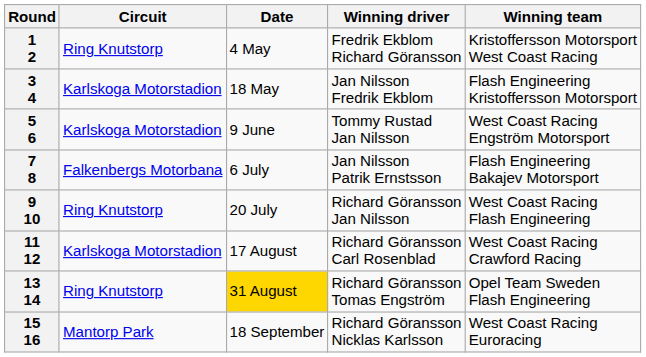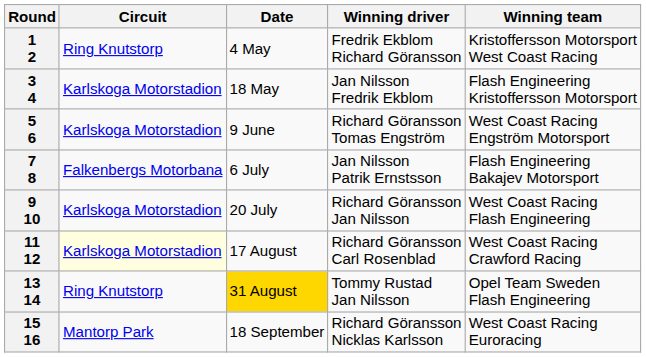(382, 129) Tommy Rustad Jan Nilsson -> (397, 129) Richard Göransson Tomas Engström
(113, 210) Ring Knutstorp -> (142, 210) Karlskoga Motorstadion
(142, 250) no background -> (142, 250) lightyellow background
(397, 291) Richard Göransson Tomas Engström -> (382, 291) Tommy Rustad Jan Nilsson
